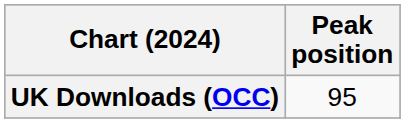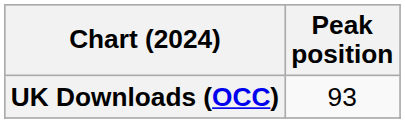(342, 96) 95 -> (342, 96) 93
